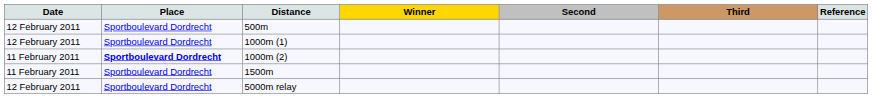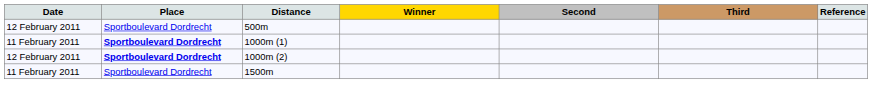(43, 42) 12 February 2011 -> (43, 42) 11 February 2011
(158, 42) normal -> (162, 42) bold
(43, 56) 11 February 2011 -> (43, 56) 12 February 2011
- row: (270, 86)
